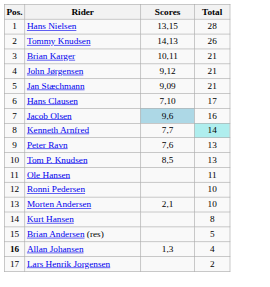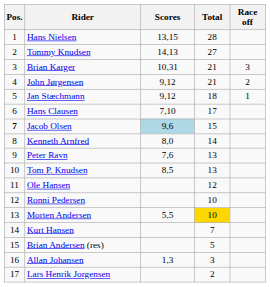+ column: (248, 17)
(212, 41) 26 -> (212, 52) 27
(168, 56) 10,11 -> (168, 66) 10,31
(168, 86) 9,09 -> (168, 96) 9,12
(212, 86) 21 -> (212, 96) 18
(15, 115) normal -> (15, 126) bold
(212, 115) 16 -> (212, 126) 15
(168, 130) 7,7 -> (168, 141) 8,0
(212, 130) paleturquoise background -> (212, 141) no background
(212, 175) 11 -> (212, 185) 12
(168, 204) 2,1 -> (168, 215) 5,5
(212, 204) no background -> (212, 215) gold background
(212, 219) 8 -> (212, 230) 7
(15, 249) bold -> (15, 259) normal
(212, 249) 4 -> (212, 259) 3
